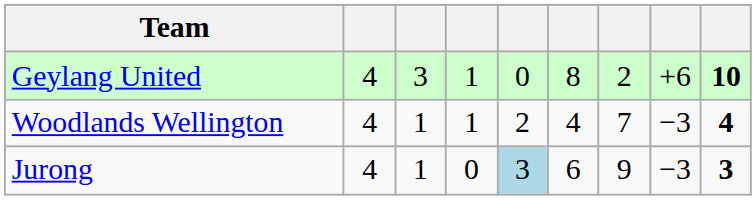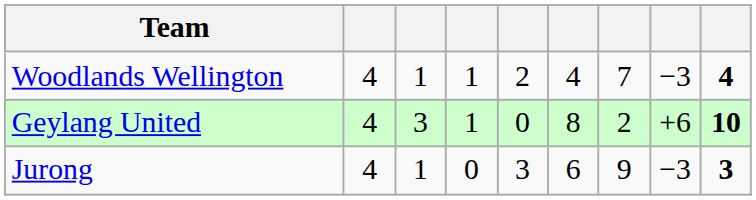rows swapped: (106, 75) <-> (148, 122)
(522, 169) lightblue background -> (522, 169) no background
